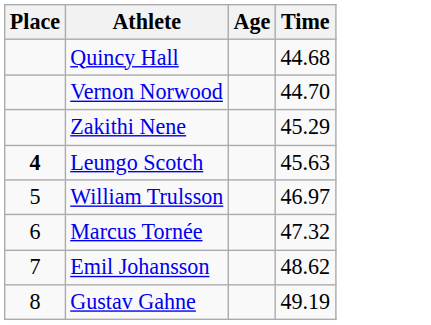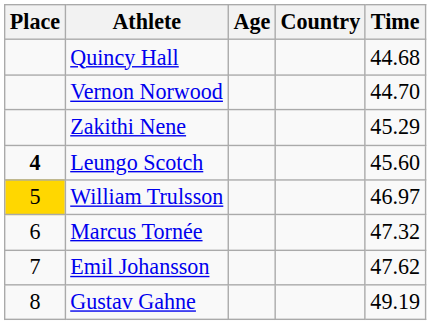+ column: (320, 22)
(305, 162) 45.63 -> (395, 162) 45.60
(35, 197) no background -> (35, 197) gold background
(305, 267) 48.62 -> (395, 267) 47.62
